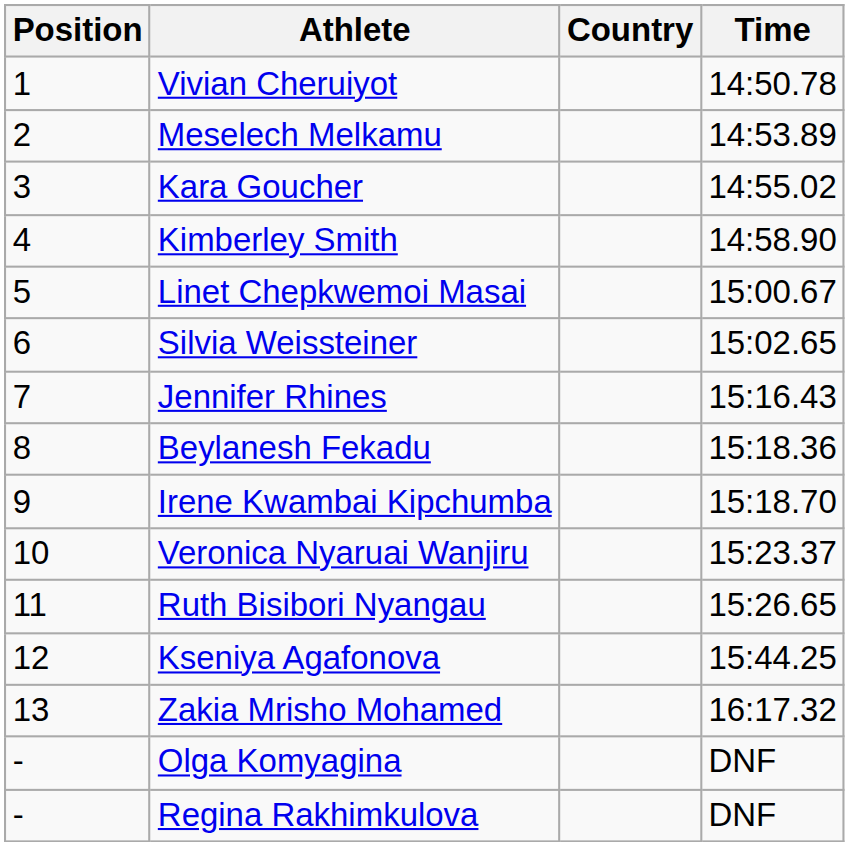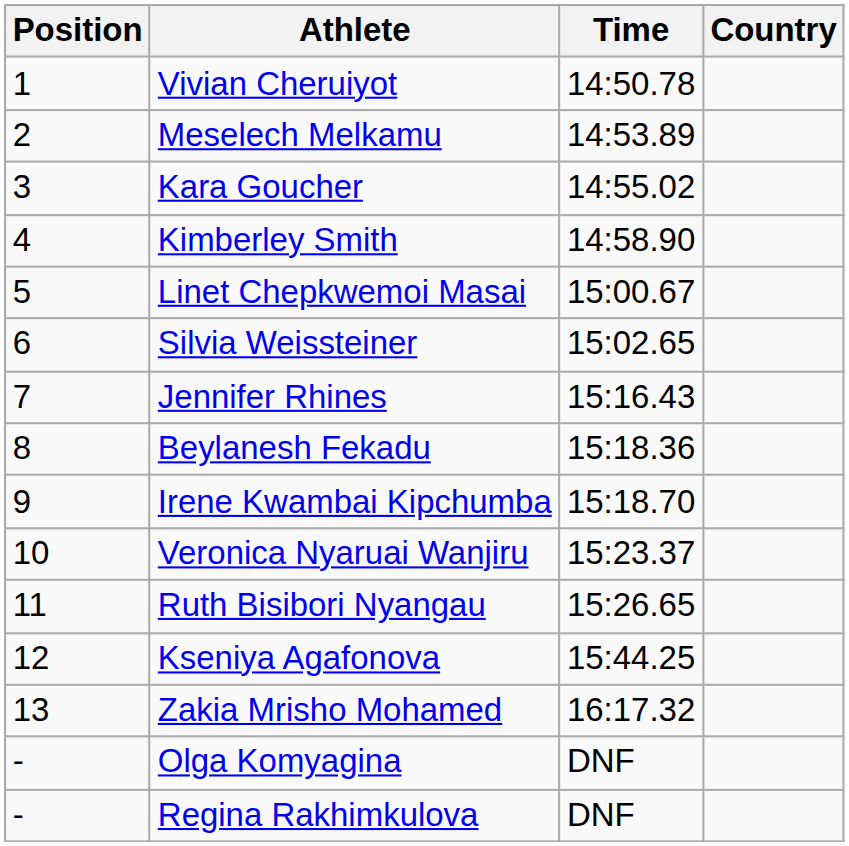columns swapped: (630, 30) <-> (773, 30)
